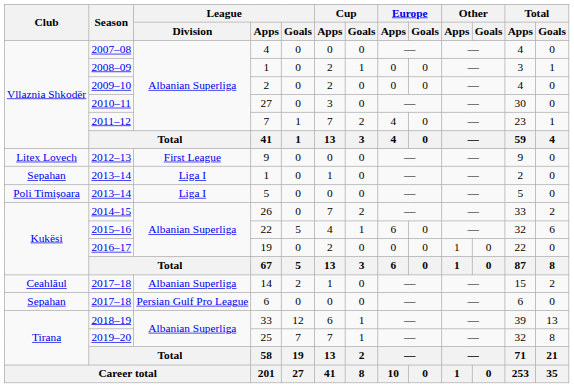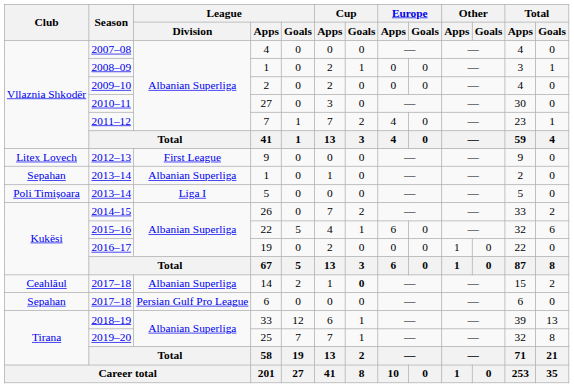(192, 175) Liga I -> (192, 175) Albanian Superliga
(362, 283) normal -> (362, 283) bold
